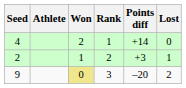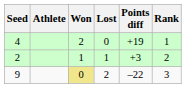columns swapped: (169, 18) <-> (109, 18)
(140, 41) +14 -> (135, 41) +19
(140, 74) –20 -> (135, 74) –22
